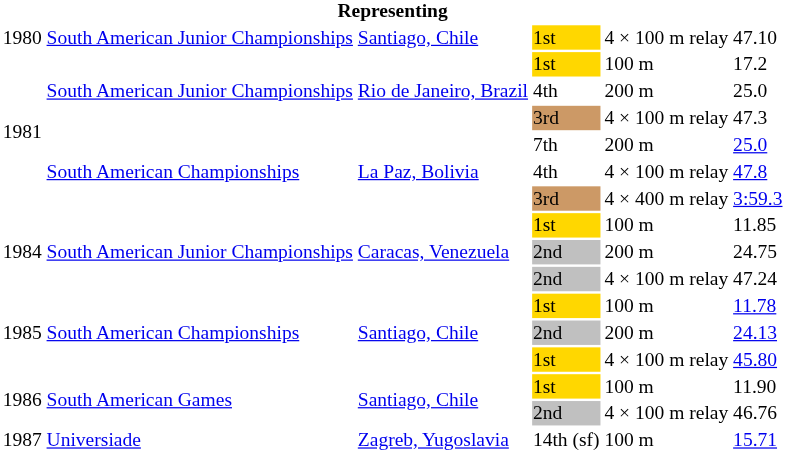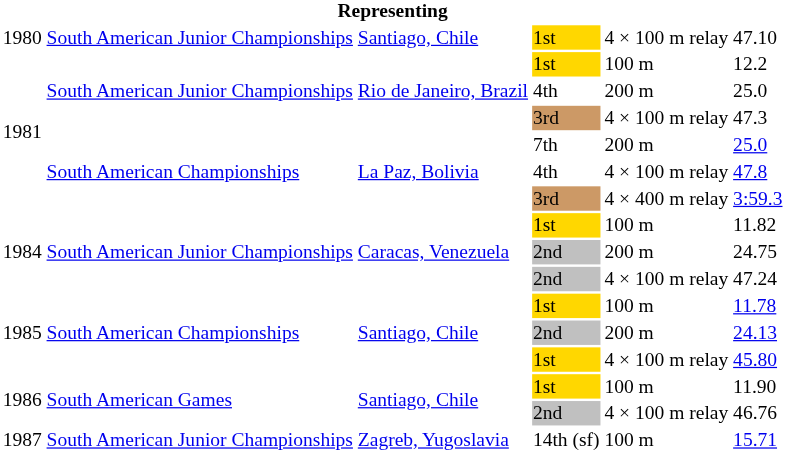(750, 64) 17.2 -> (750, 64) 12.2
(755, 225) 11.85 -> (755, 225) 11.82
(94, 439) Universiade -> (200, 439) South American Junior Championships
